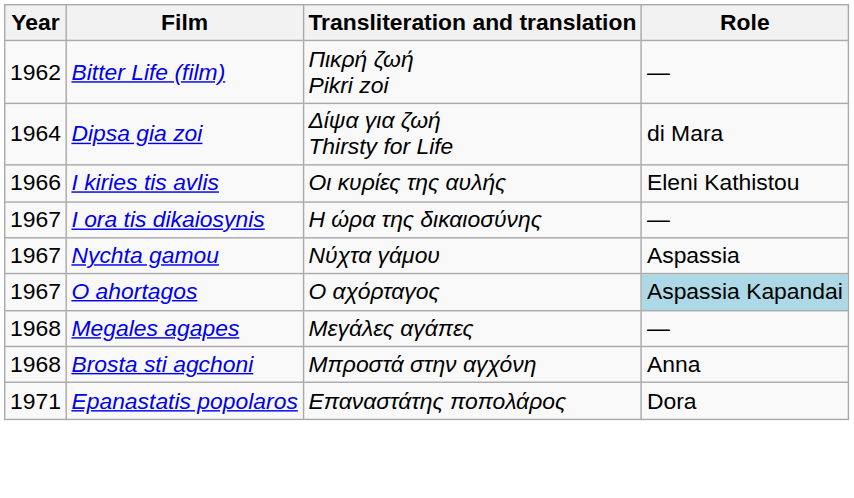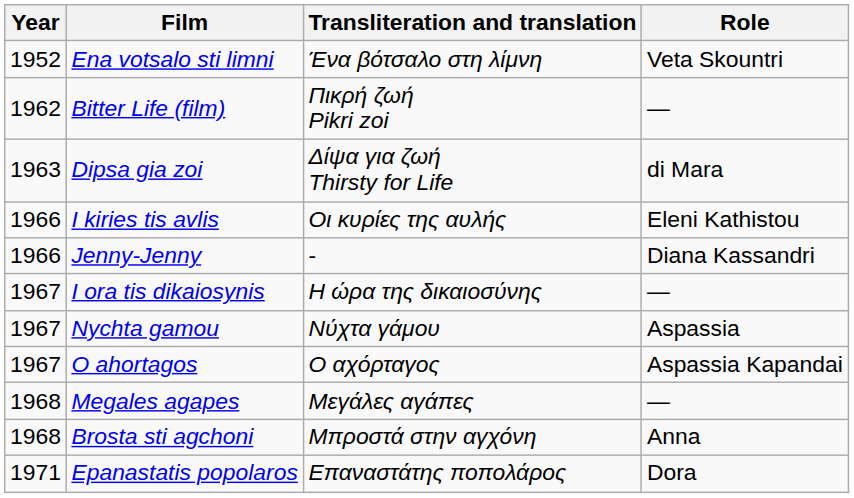+ row: (173, 58)
(35, 133) 1964 -> (35, 170) 1963
+ row: (136, 255)
(745, 291) lightblue background -> (745, 364) no background
